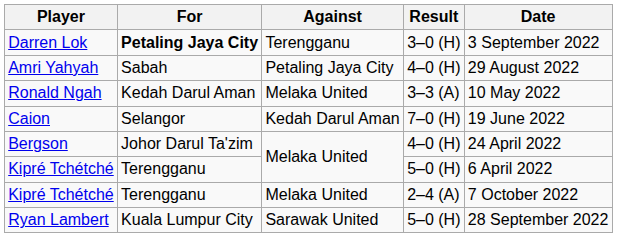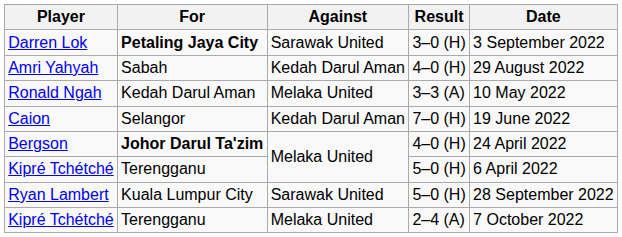(308, 42) Terengganu -> (327, 42) Sarawak United
(329, 67) Petaling Jaya City -> (338, 67) Kedah Darul Aman
(187, 144) normal -> (192, 144) bold
rows swapped: (58, 220) <-> (61, 194)
